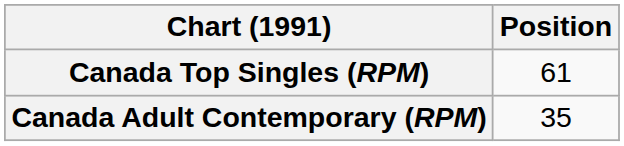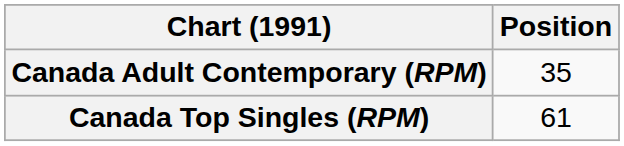rows swapped: (249, 72) <-> (249, 117)
